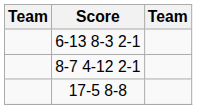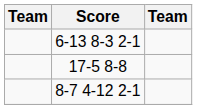rows swapped: (98, 91) <-> (98, 66)
